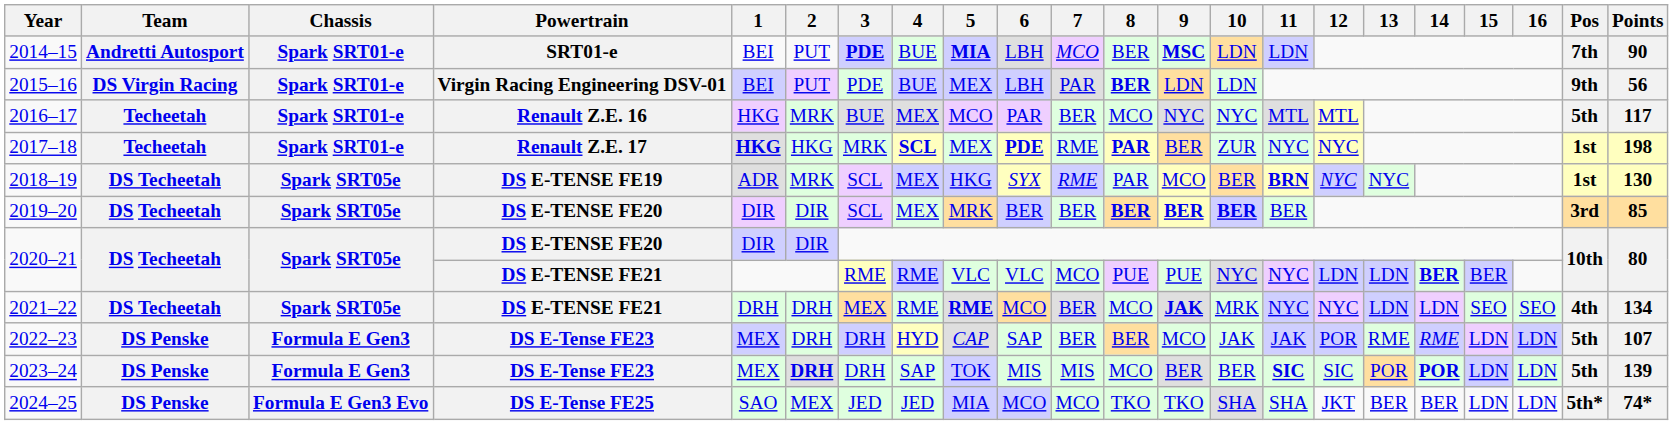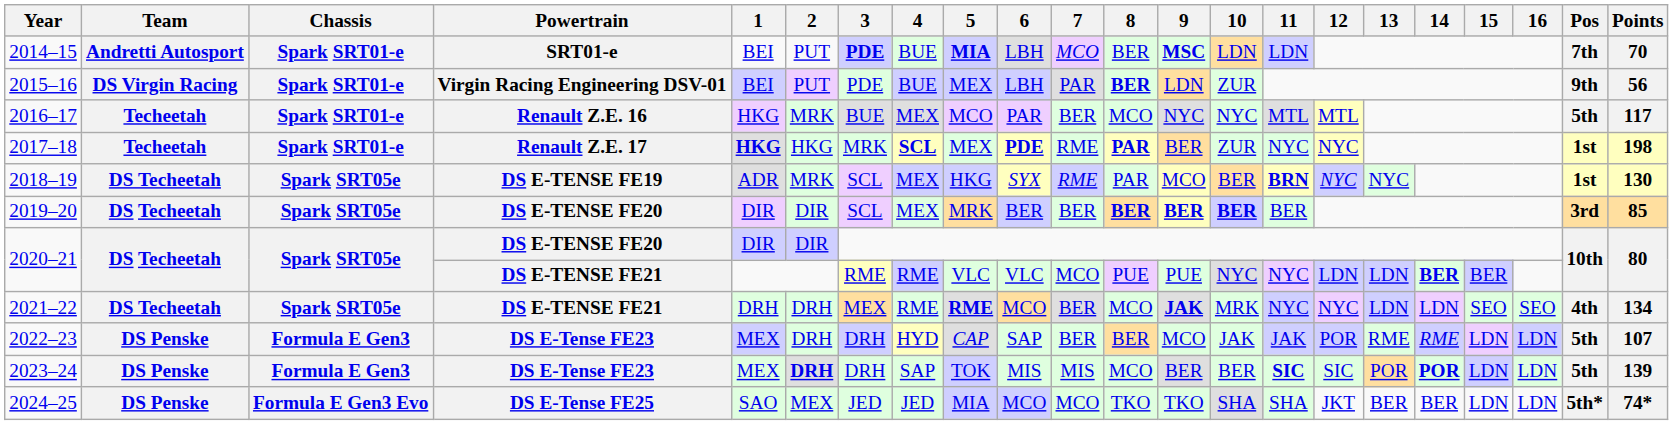(1638, 51) 90 -> (1638, 51) 70
(1237, 83) LDN -> (1237, 83) ZUR
